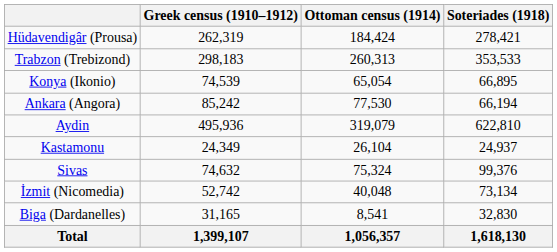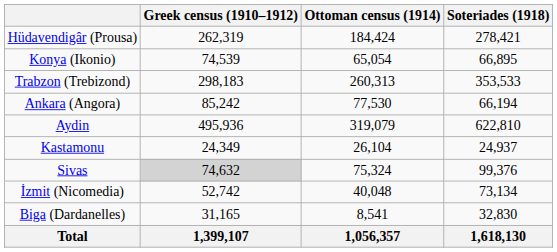rows swapped: (72, 81) <-> (72, 59)
(221, 170) no background -> (221, 170) lightgrey background
